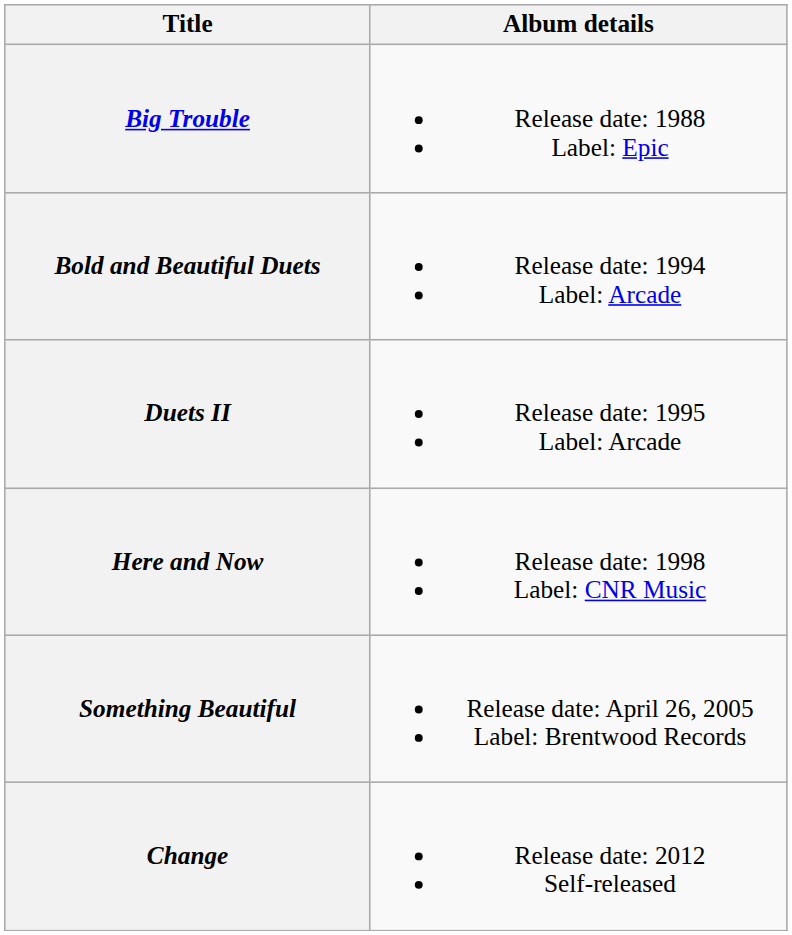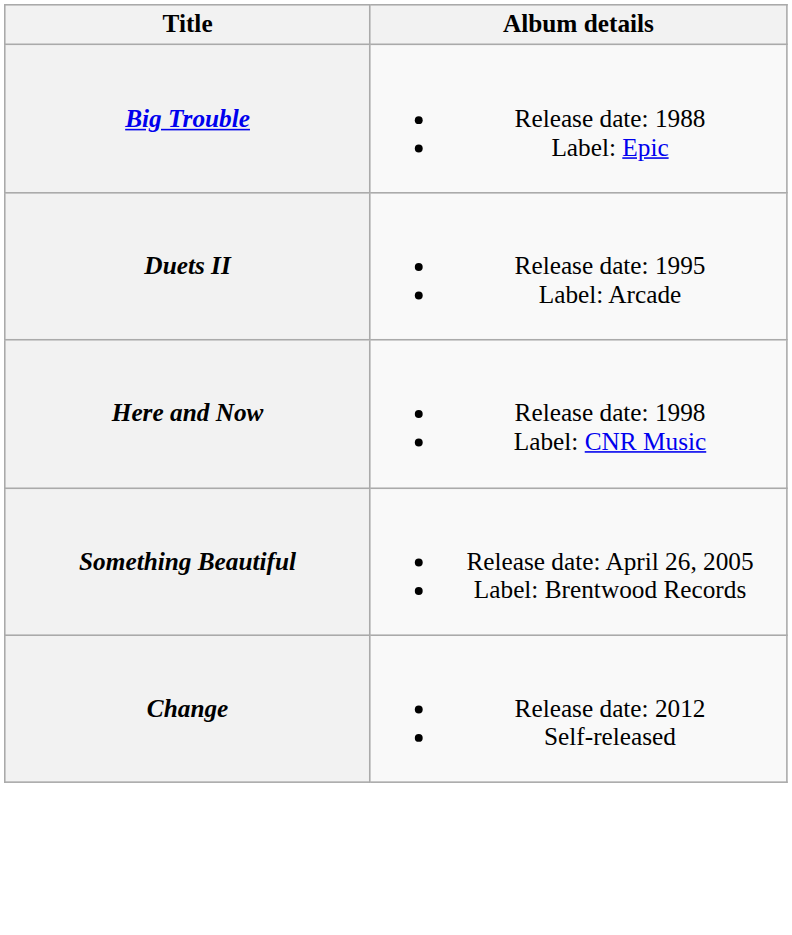- row: (188, 265)
